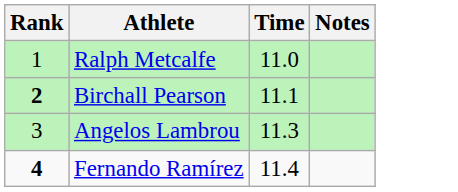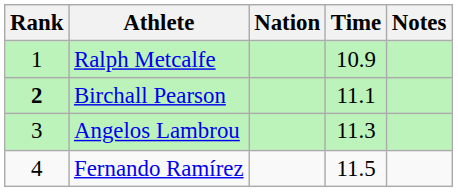+ column: (287, 22)
(279, 58) 11.0 -> (356, 58) 10.9
(37, 167) bold -> (37, 167) normal
(279, 167) 11.4 -> (356, 167) 11.5
